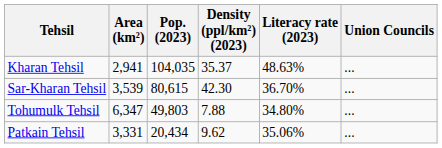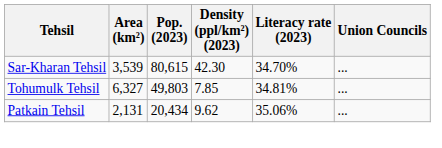- row: (46, 67)
(283, 89) 36.70% -> (276, 67) 34.70%
(128, 110) 6,347 -> (128, 89) 6,327
(213, 110) 7.88 -> (206, 89) 7.85
(283, 110) 34.80% -> (276, 89) 34.81%
(128, 132) 3,331 -> (128, 110) 2,131
